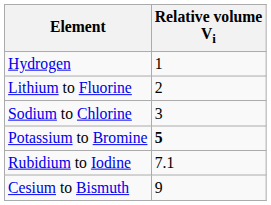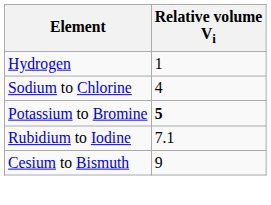- row: (70, 88)
(159, 113) 3 -> (159, 88) 4
